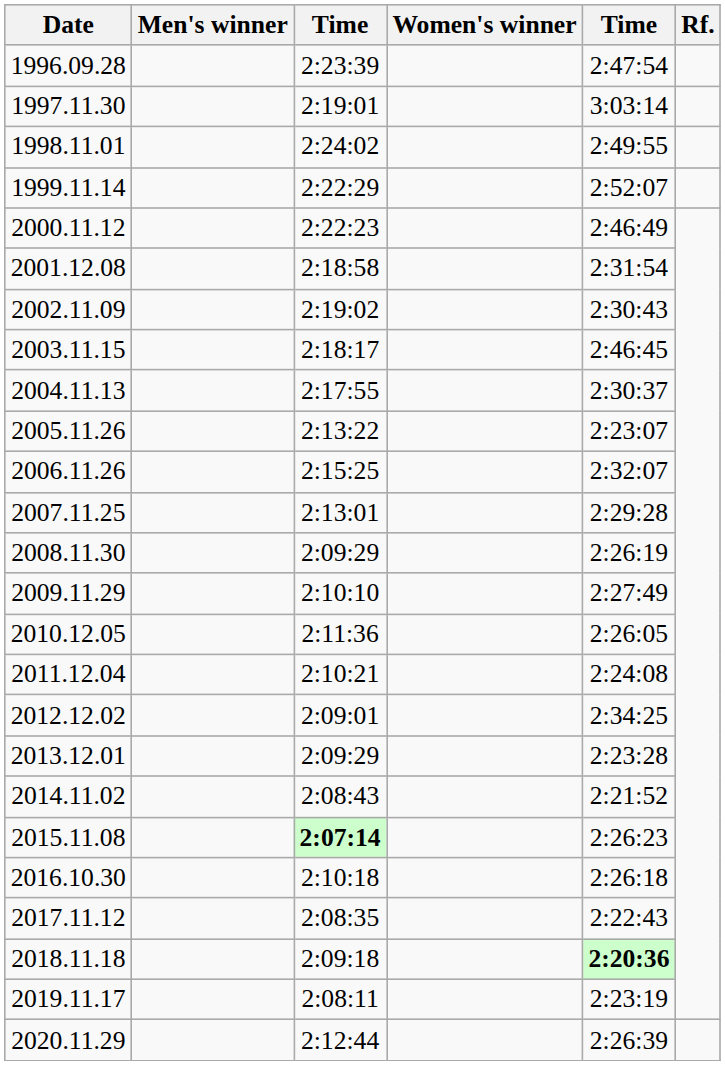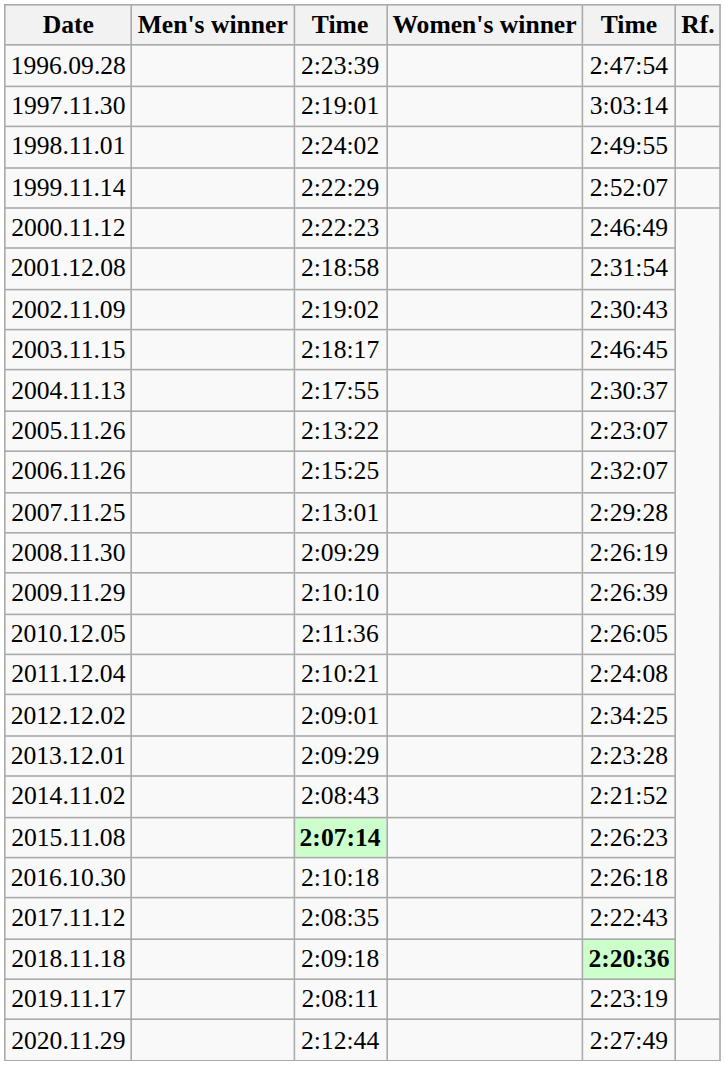(629, 593) 2:27:49 -> (629, 593) 2:26:39
(629, 1039) 2:26:39 -> (629, 1039) 2:27:49
